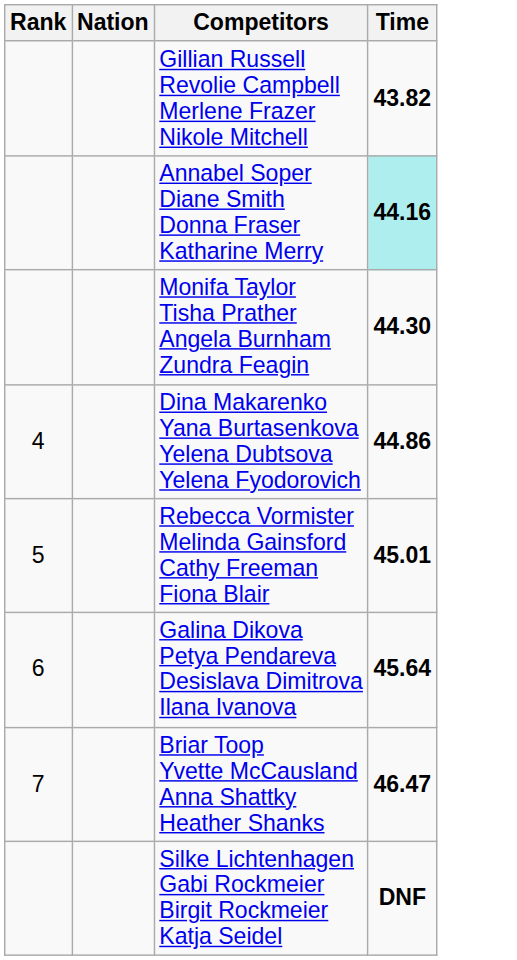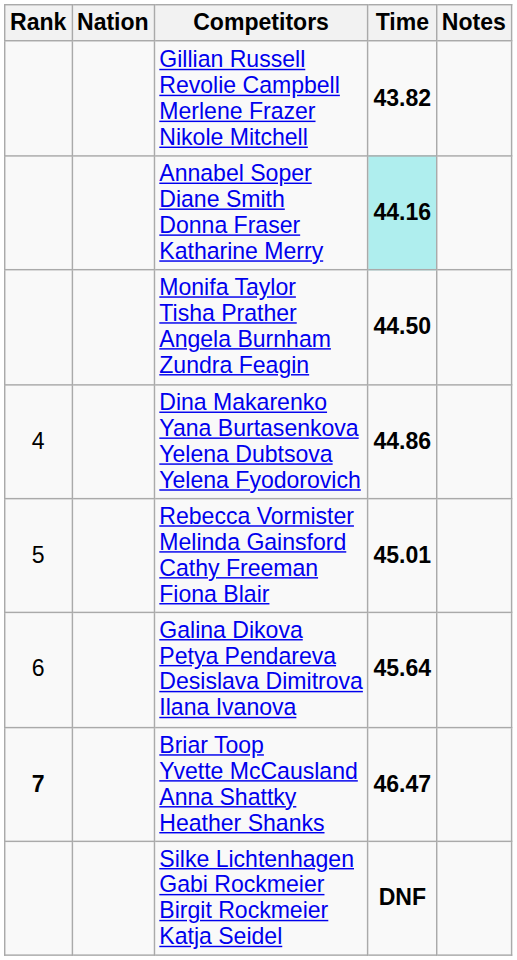+ column: (474, 22)
(402, 326) 44.30 -> (402, 326) 44.50
(38, 783) normal -> (38, 783) bold
